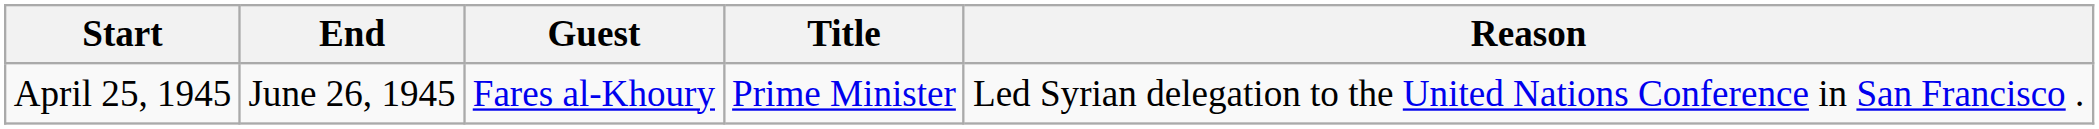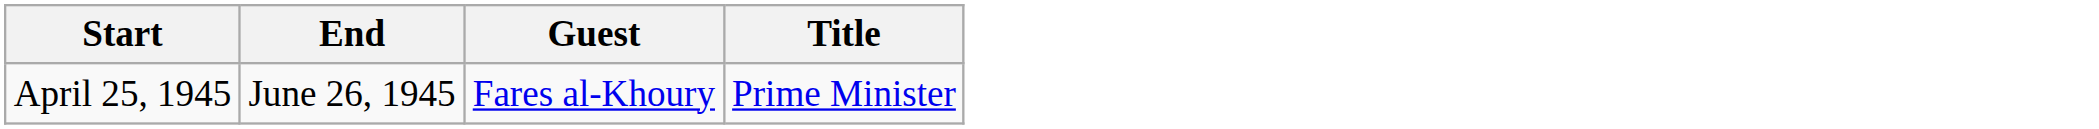- column: (1529, 33)
